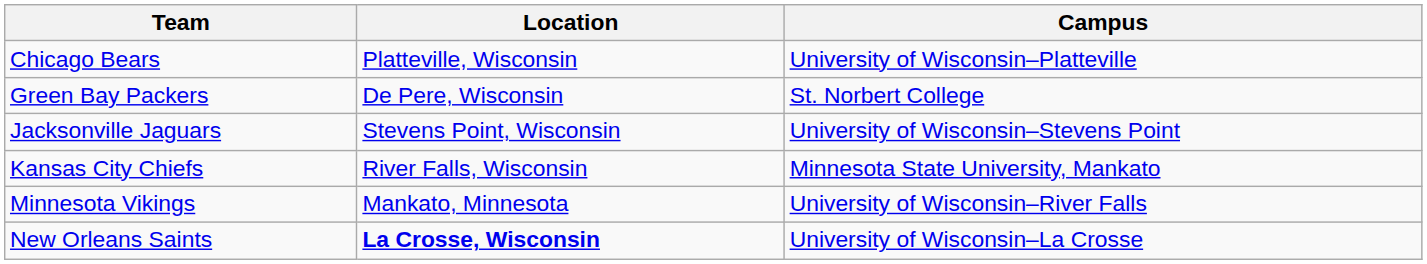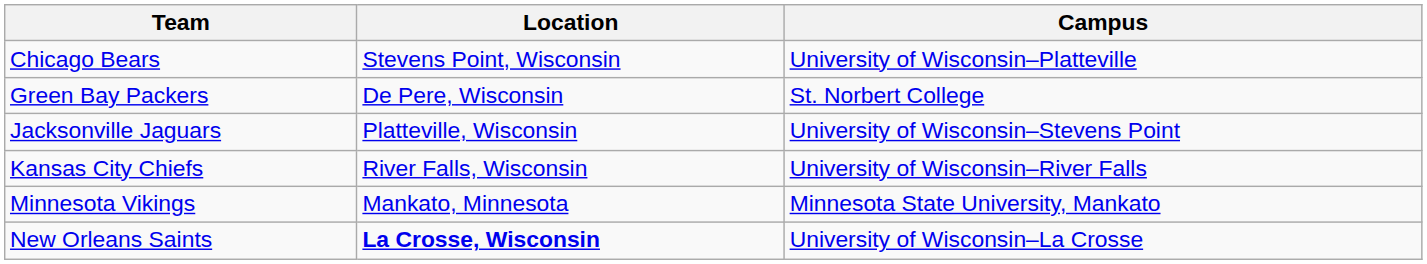(470, 58) Platteville, Wisconsin -> (491, 58) Stevens Point, Wisconsin
(491, 131) Stevens Point, Wisconsin -> (470, 131) Platteville, Wisconsin
(975, 167) Minnesota State University, Mankato -> (968, 167) University of Wisconsin–River Falls
(968, 204) University of Wisconsin–River Falls -> (975, 204) Minnesota State University, Mankato
